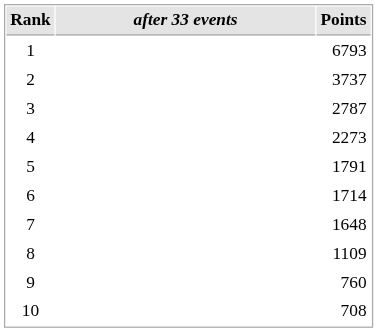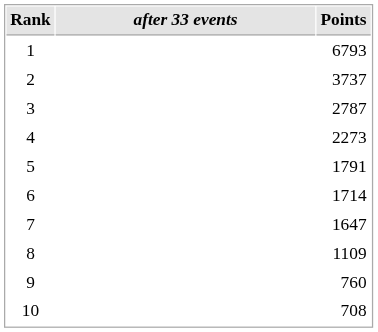(349, 224) 1648 -> (349, 224) 1647
